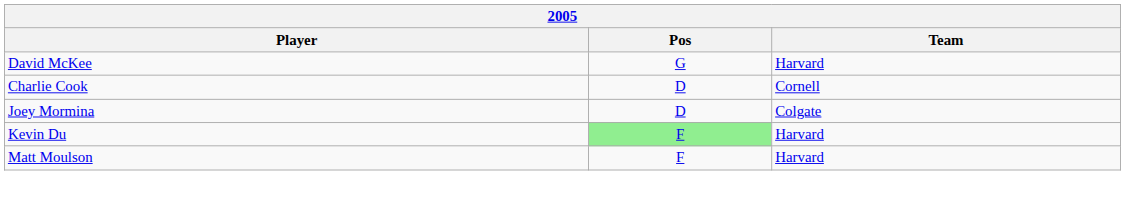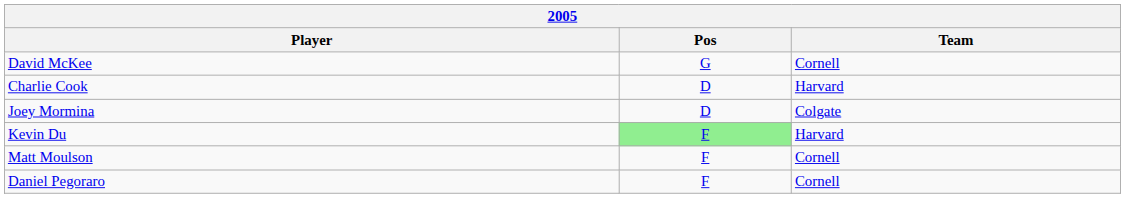(800, 63) Harvard -> (817, 63) Cornell
(797, 87) Cornell -> (819, 87) Harvard
(800, 157) Harvard -> (817, 157) Cornell
+ row: (56, 181)
